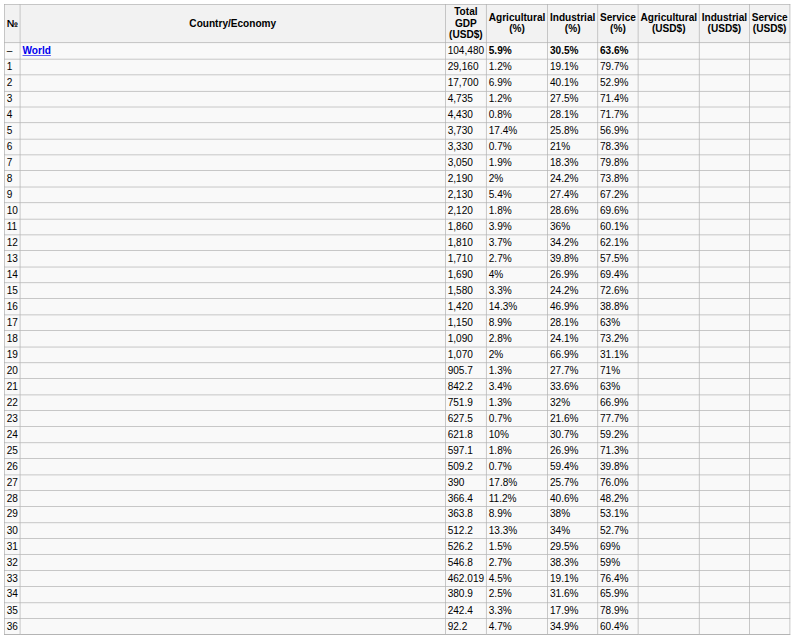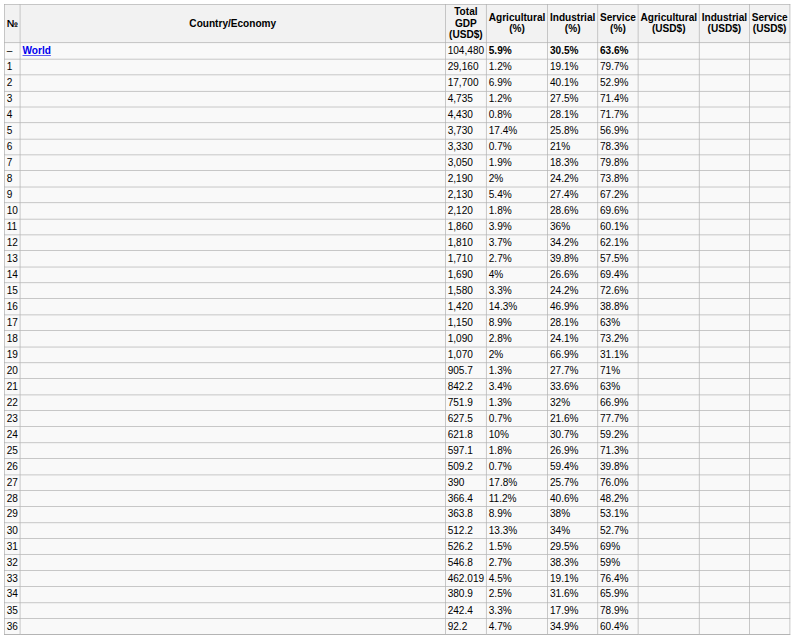(564, 274) 26.9% -> (564, 274) 26.6%
